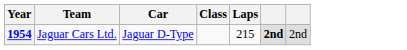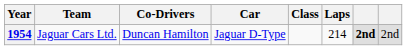+ column: (165, 14)
(245, 34) 215 -> (337, 34) 214
